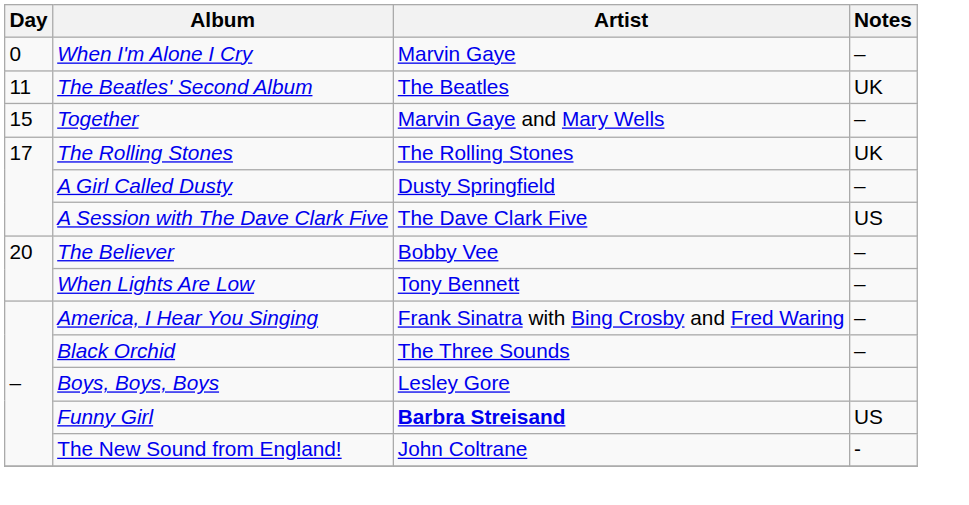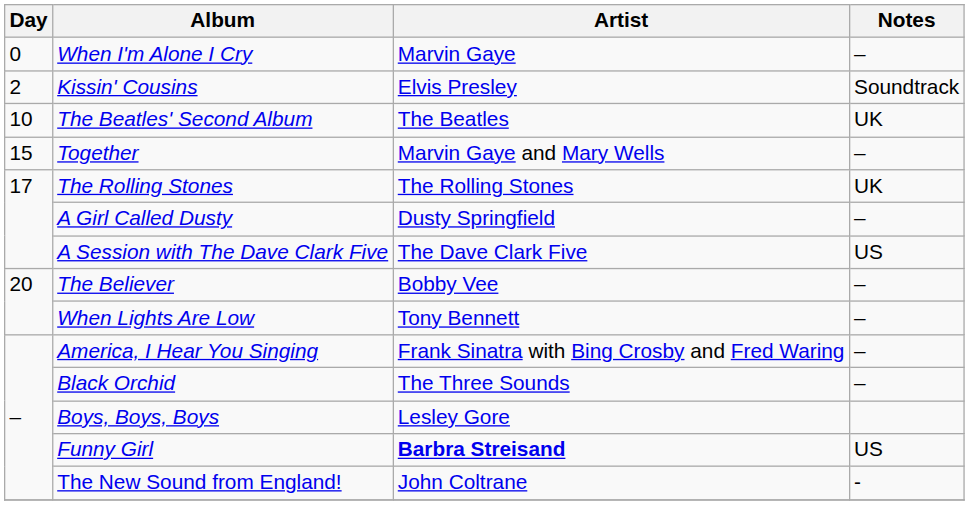+ row: (127, 86)
(20, 86) 11 -> (21, 119) 10
